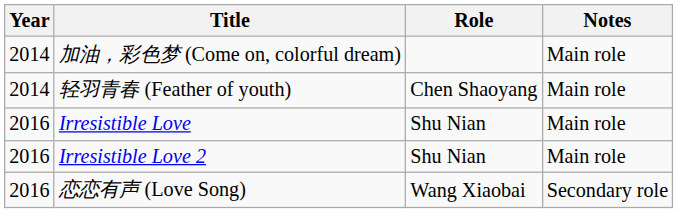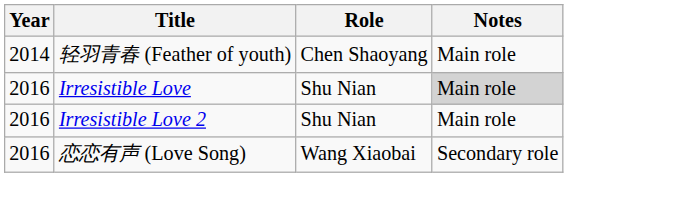- row: (230, 53)
(586, 123) no background -> (476, 88) lightgrey background
